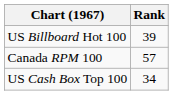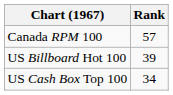rows swapped: (55, 57) <-> (67, 36)
